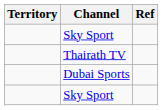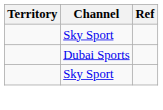- row: (32, 55)
